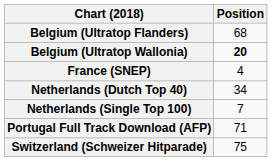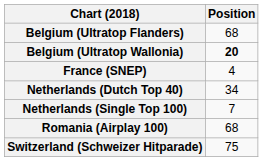- row: (109, 128)
+ row: (105, 128)
